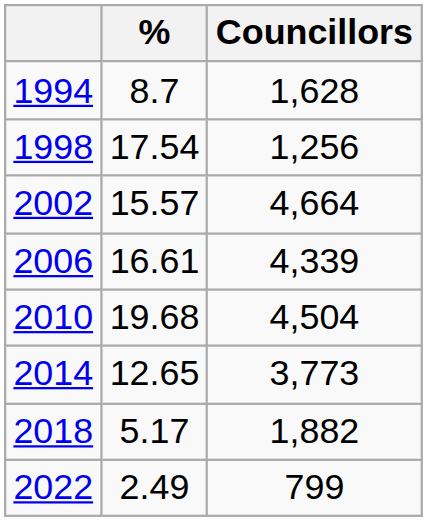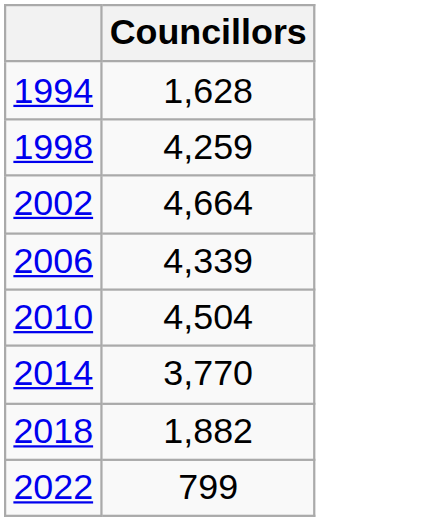- column: (154, 32)
(314, 146) 1,256 -> (208, 146) 4,259
(314, 373) 3,773 -> (208, 373) 3,770
